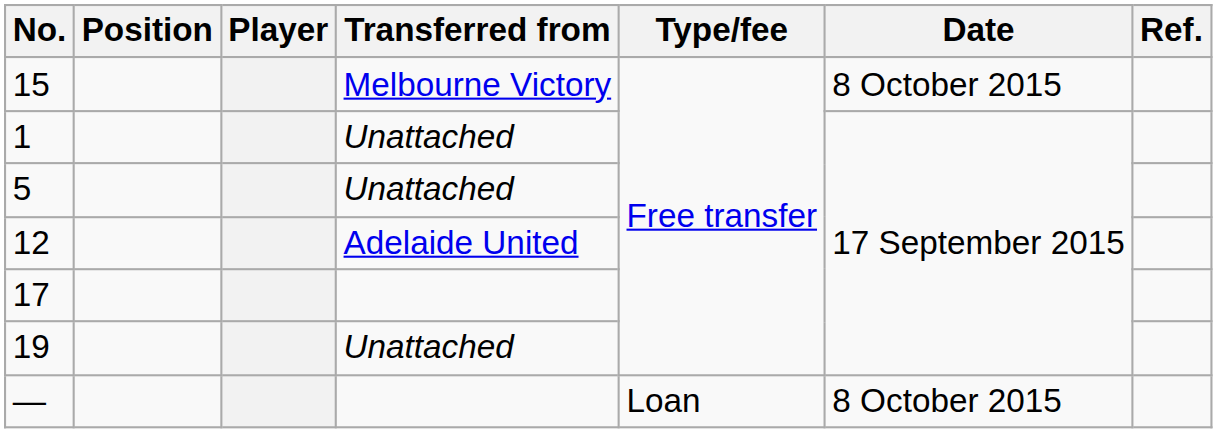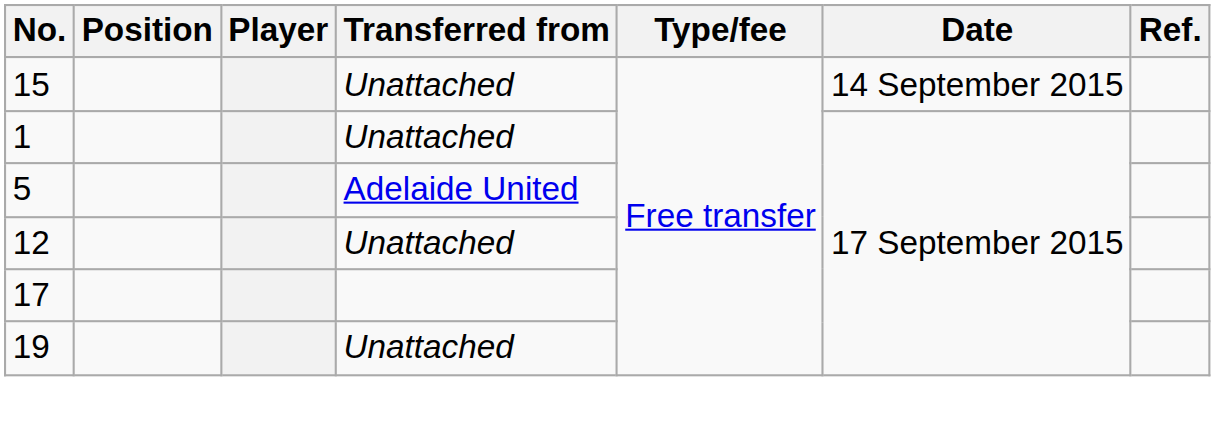(477, 83) Melbourne Victory -> (429, 83) Unattached
(947, 83) 8 October 2015 -> (977, 83) 14 September 2015
(429, 189) Unattached -> (461, 189) Adelaide United
(461, 242) Adelaide United -> (429, 242) Unattached
- row: (29, 400)
